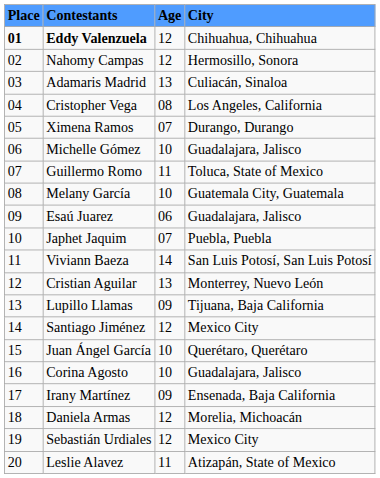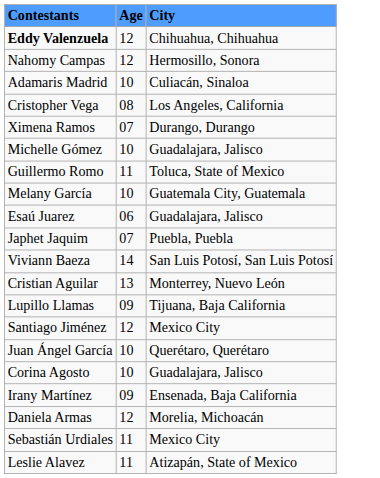- column: (24, 15)
(165, 82) 13 -> (126, 82) 10
(165, 439) 12 -> (126, 439) 11
